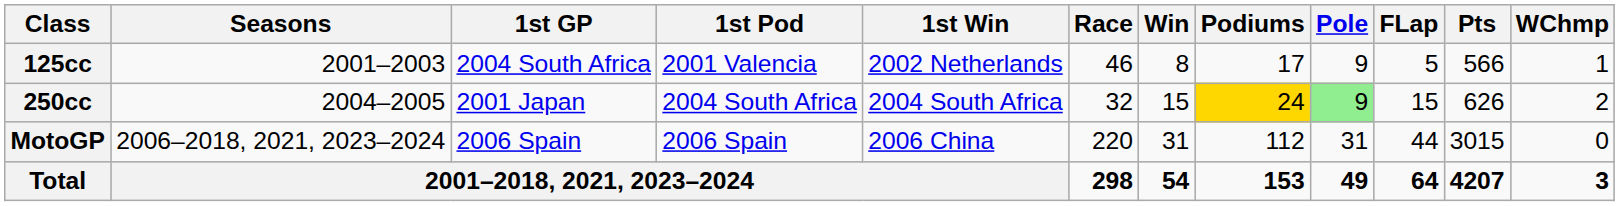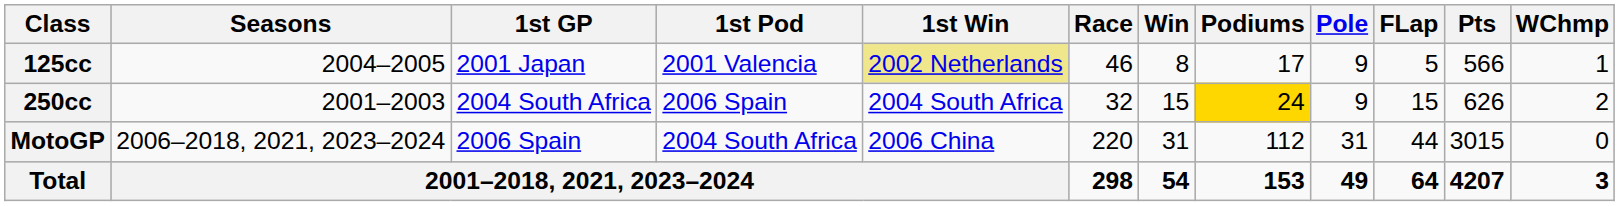(383, 63) 2001–2003 -> (383, 63) 2004–2005
(554, 63) 2004 South Africa -> (521, 63) 2001 Japan
(965, 63) no background -> (965, 63) khaki background
(383, 102) 2004–2005 -> (383, 102) 2001–2003
(521, 102) 2001 Japan -> (554, 102) 2004 South Africa
(760, 102) 2004 South Africa -> (725, 102) 2006 Spain
(1361, 102) lightgreen background -> (1361, 102) no background
(725, 141) 2006 Spain -> (760, 141) 2004 South Africa
